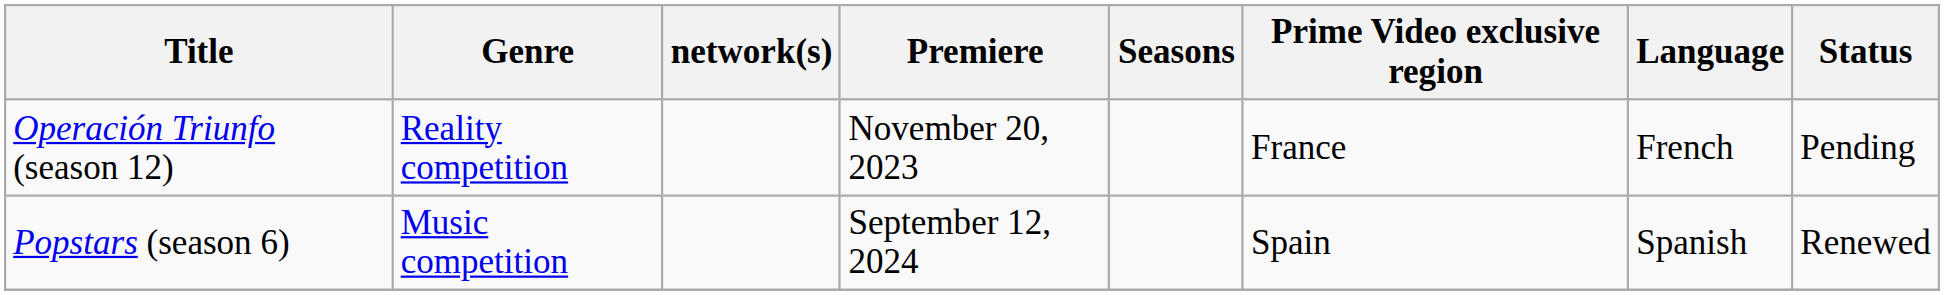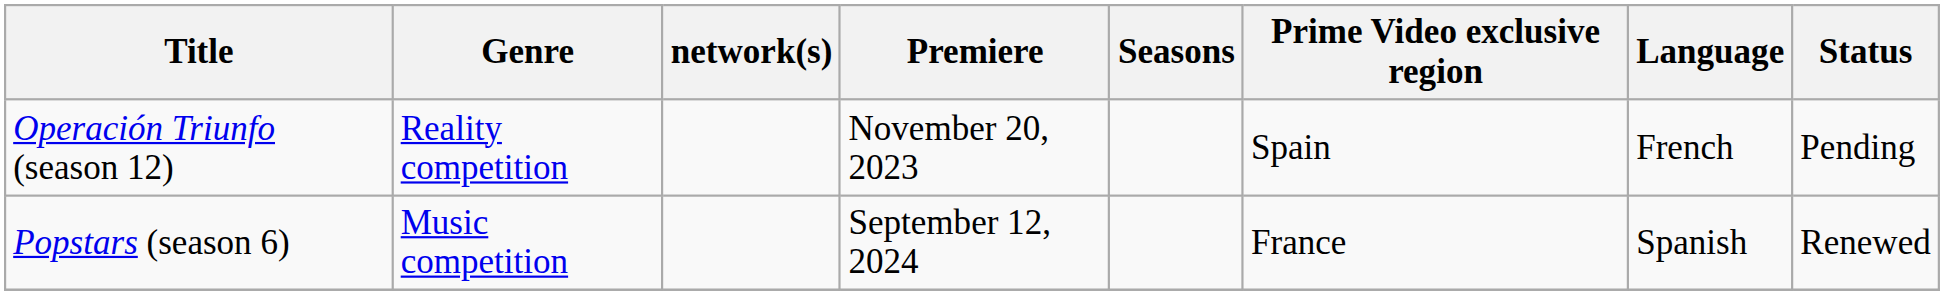(1299, 146) France -> (1291, 146) Spain
(1291, 241) Spain -> (1299, 241) France
